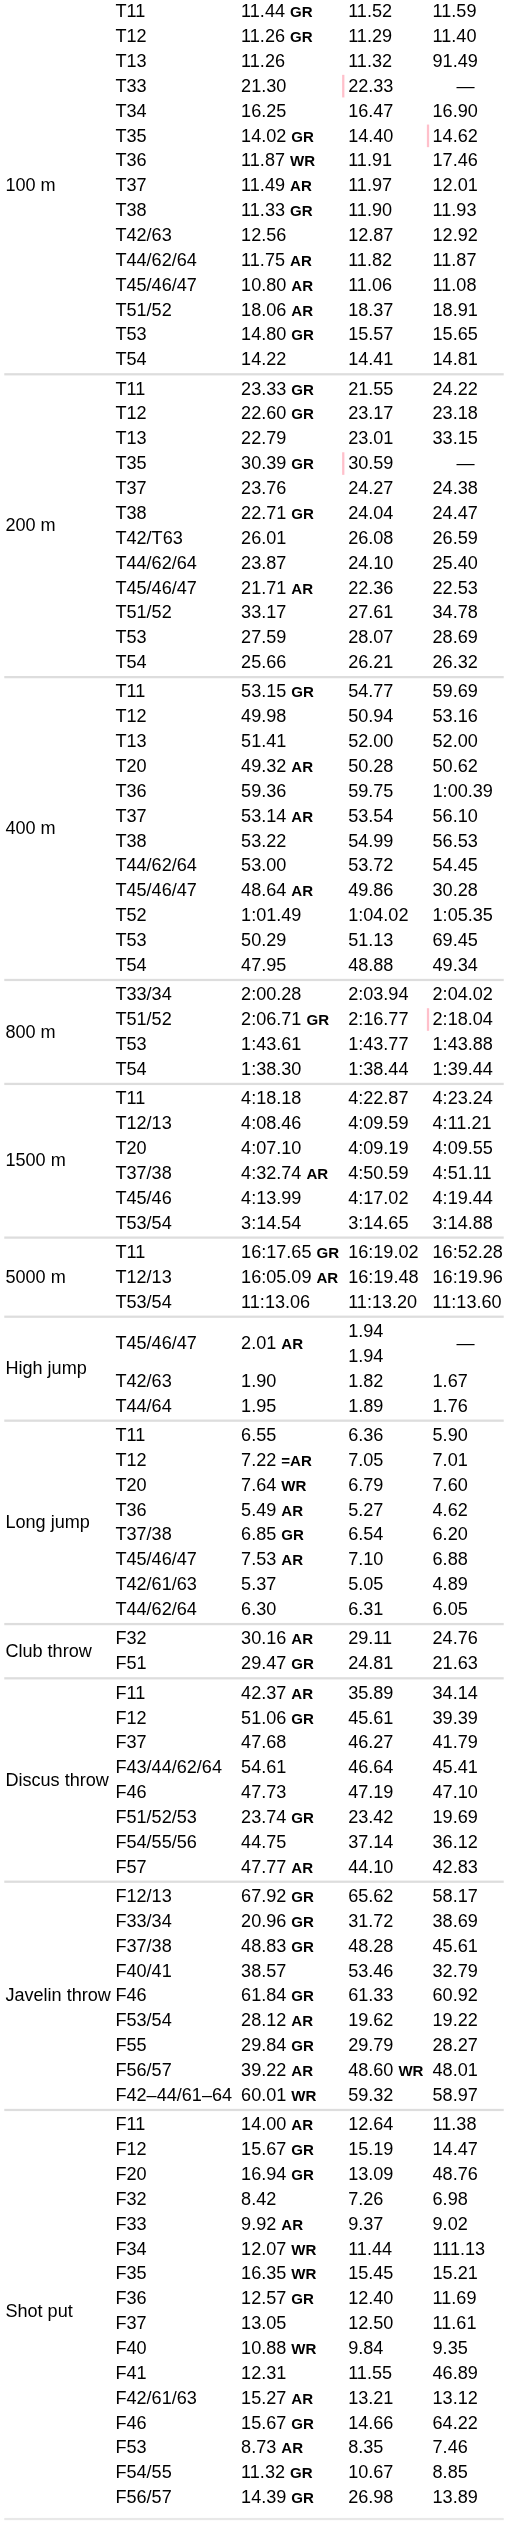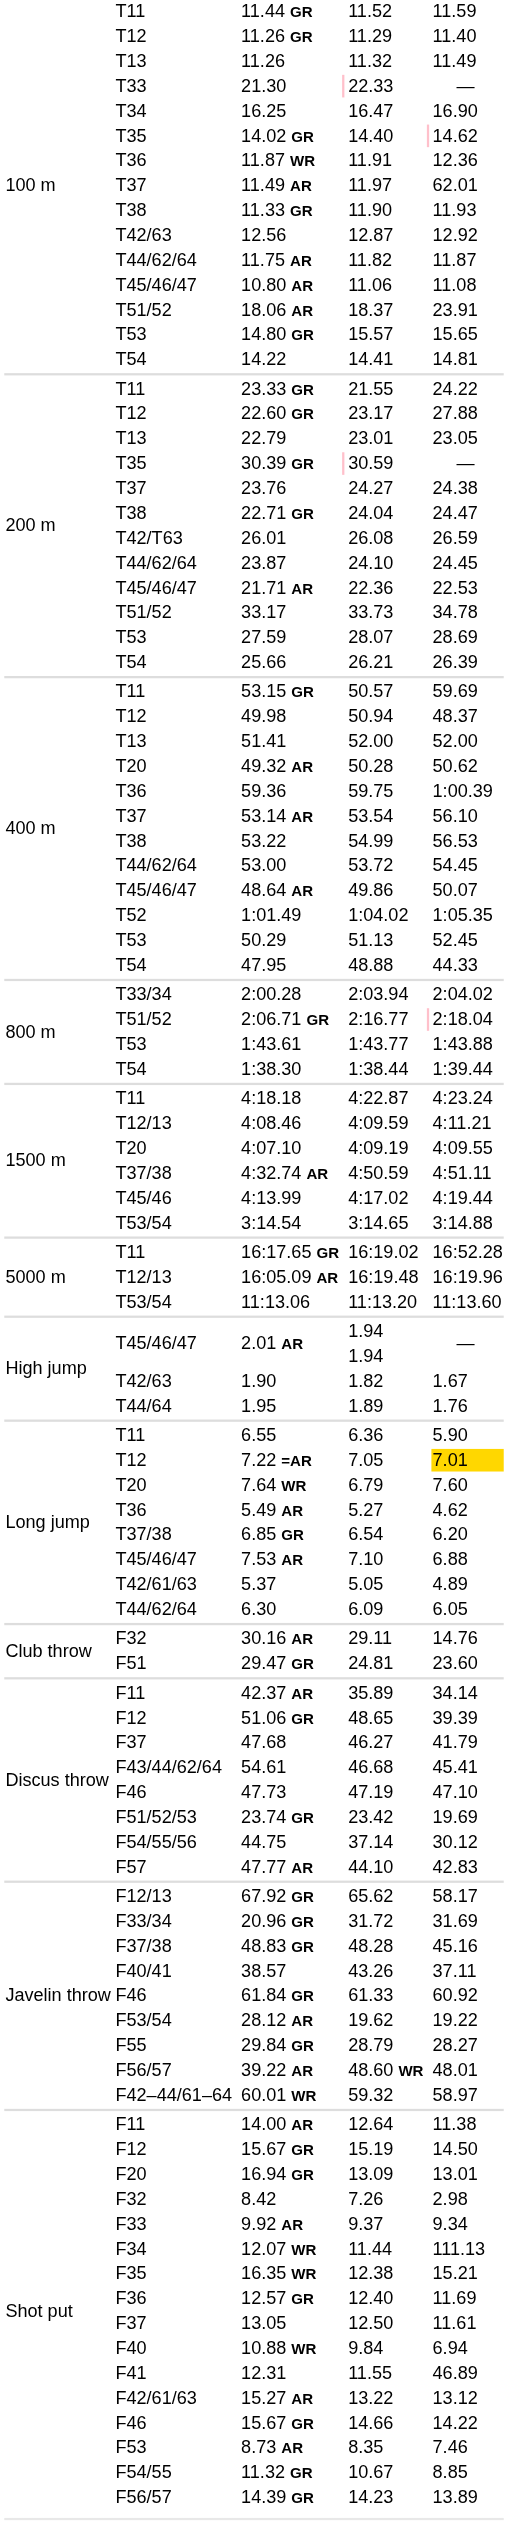(455, 61) 91.49 -> (455, 61) 11.49
(455, 160) 17.46 -> (455, 160) 12.36
(455, 185) 12.01 -> (455, 185) 62.01
(455, 309) 18.91 -> (455, 309) 23.91
(455, 413) 23.18 -> (455, 413) 27.88
(455, 438) 33.15 -> (455, 438) 23.05
(455, 562) 25.40 -> (455, 562) 24.45
(371, 612) 27.61 -> (371, 612) 33.73
(455, 662) 26.32 -> (455, 662) 26.39
(371, 691) 54.77 -> (371, 691) 50.57
(455, 716) 53.16 -> (455, 716) 48.37
(455, 890) 30.28 -> (455, 890) 50.07
(455, 940) 69.45 -> (455, 940) 52.45
(455, 965) 49.34 -> (455, 965) 44.33
(450, 1460) no background -> (450, 1460) gold background
(366, 1609) 6.31 -> (366, 1609) 6.09
(455, 1638) 24.76 -> (455, 1638) 14.76
(455, 1663) 21.63 -> (455, 1663) 23.60
(371, 1717) 45.61 -> (371, 1717) 48.65
(371, 1767) 46.64 -> (371, 1767) 46.68
(455, 1842) 36.12 -> (455, 1842) 30.12
(455, 1921) 38.69 -> (455, 1921) 31.69
(455, 1946) 45.61 -> (455, 1946) 45.16
(371, 1970) 53.46 -> (371, 1970) 43.26
(455, 1970) 32.79 -> (455, 1970) 37.11
(371, 2045) 29.79 -> (371, 2045) 28.79
(455, 2149) 14.47 -> (455, 2149) 14.50
(455, 2174) 48.76 -> (455, 2174) 13.01
(450, 2199) 6.98 -> (450, 2199) 2.98
(450, 2224) 9.02 -> (450, 2224) 9.34
(371, 2273) 15.45 -> (371, 2273) 12.38
(450, 2348) 9.35 -> (450, 2348) 6.94
(371, 2398) 13.21 -> (371, 2398) 13.22
(455, 2422) 64.22 -> (455, 2422) 14.22
(371, 2497) 26.98 -> (371, 2497) 14.23
